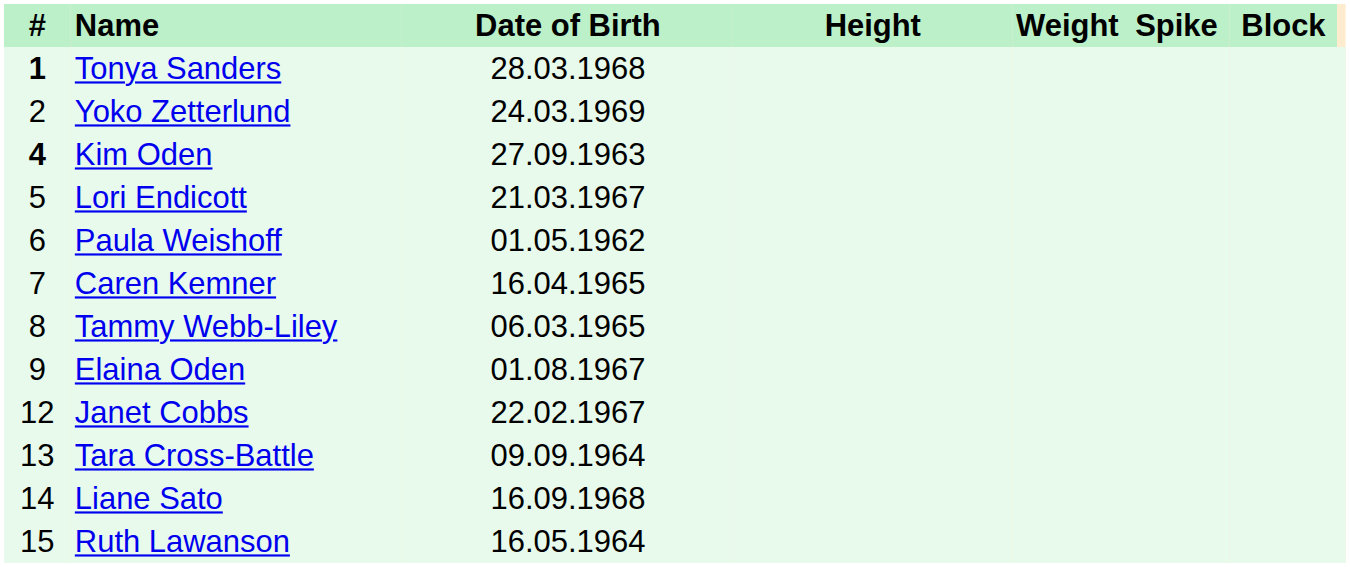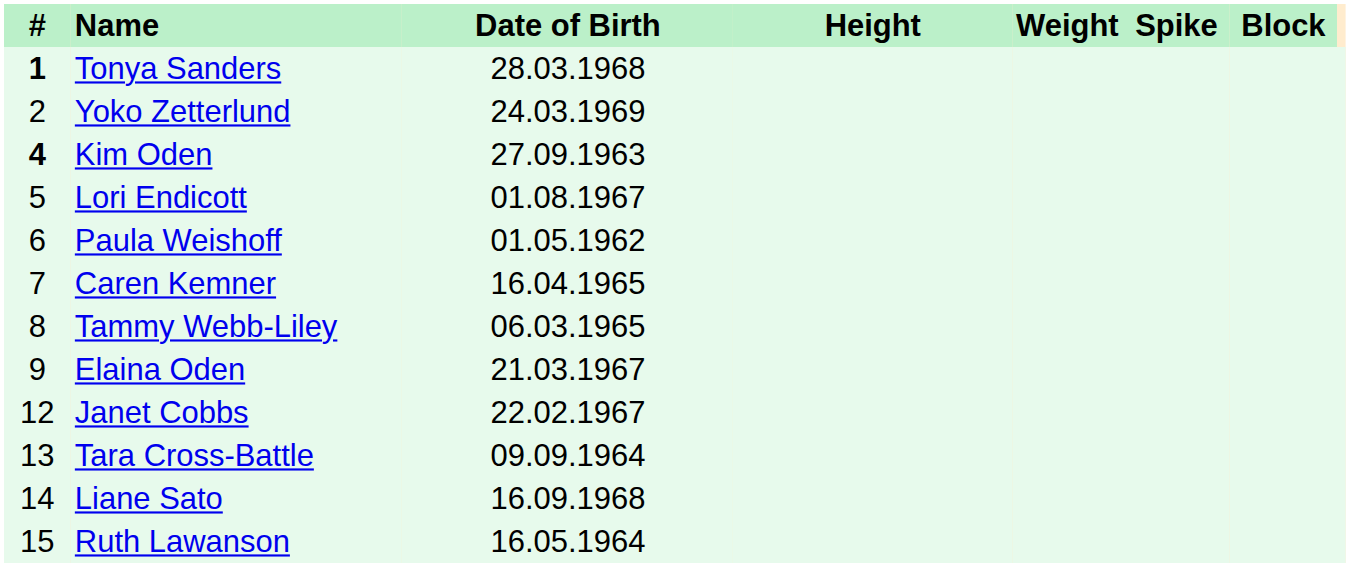(568, 198) 21.03.1967 -> (568, 198) 01.08.1967
(568, 370) 01.08.1967 -> (568, 370) 21.03.1967
